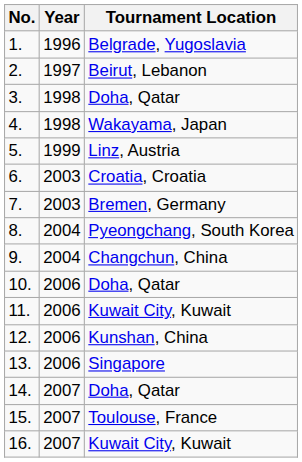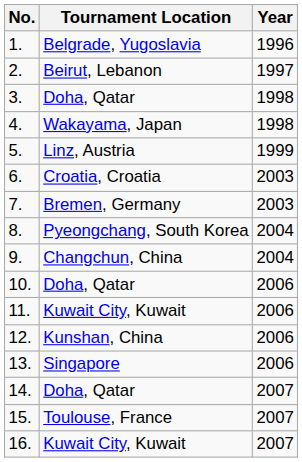columns swapped: (62, 17) <-> (191, 17)
